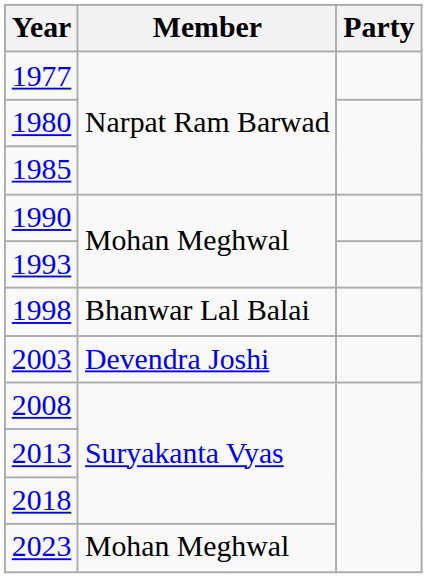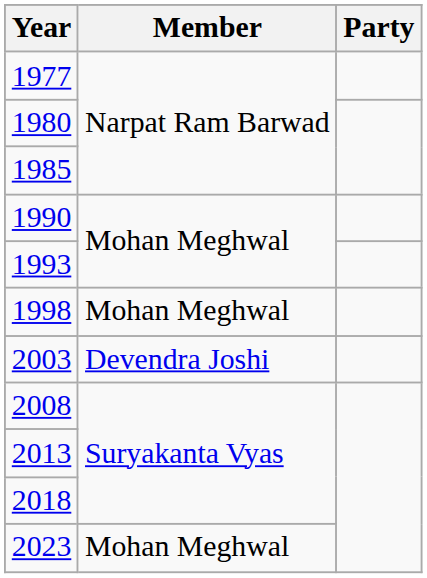(197, 311) Bhanwar Lal Balai -> (187, 311) Mohan Meghwal
